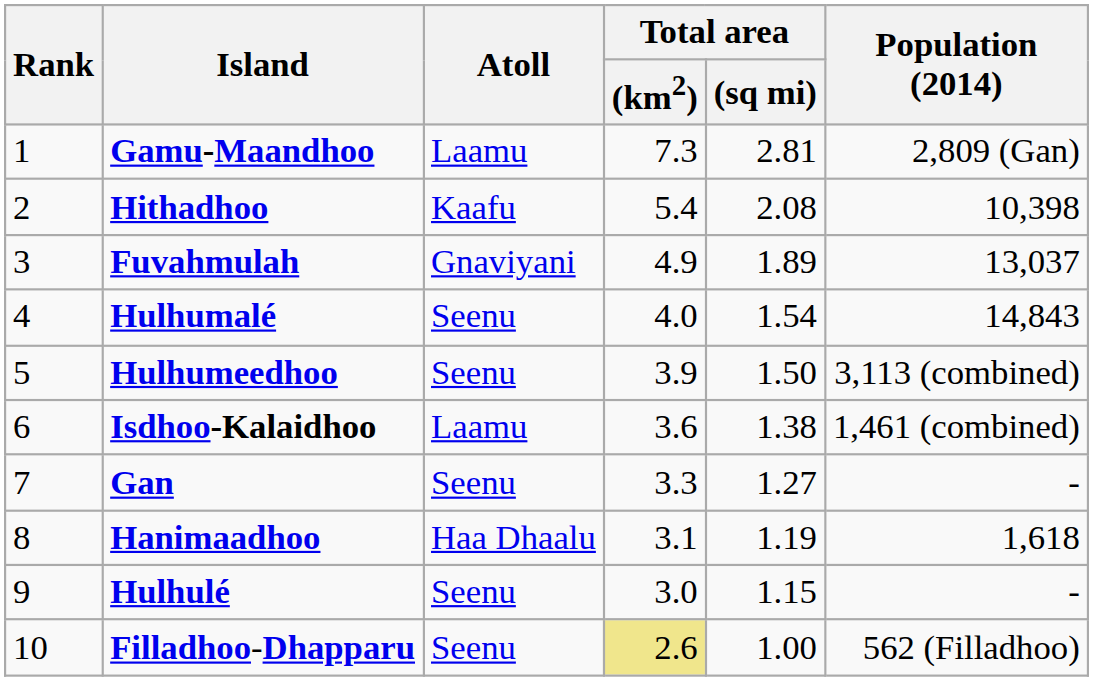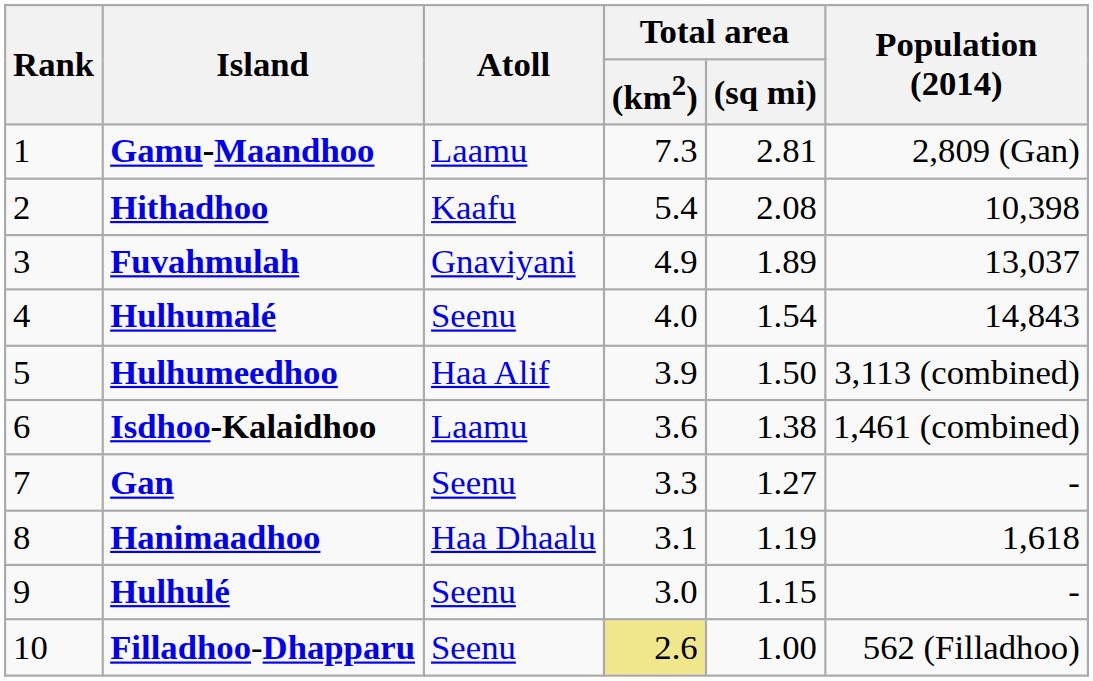(473, 371) Seenu -> (490, 371) Haa Alif
